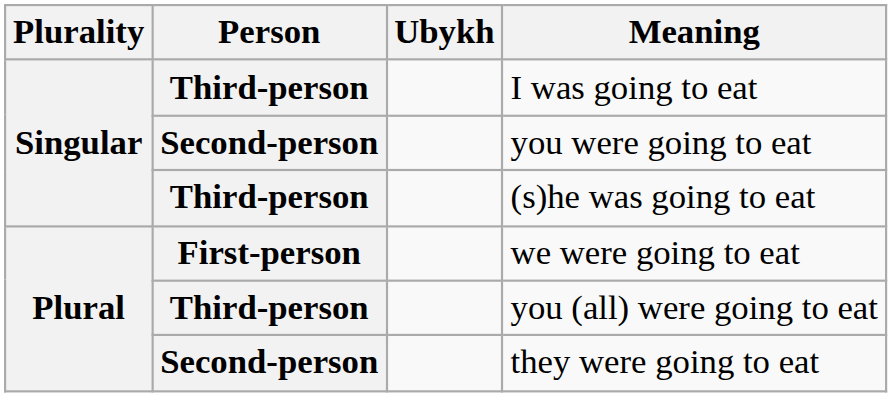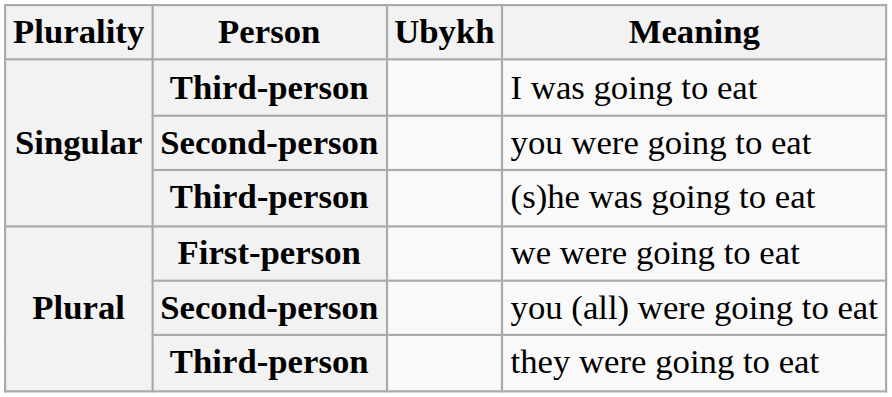(269, 307) Third-person -> (269, 307) Second-person
(269, 362) Second-person -> (269, 362) Third-person
